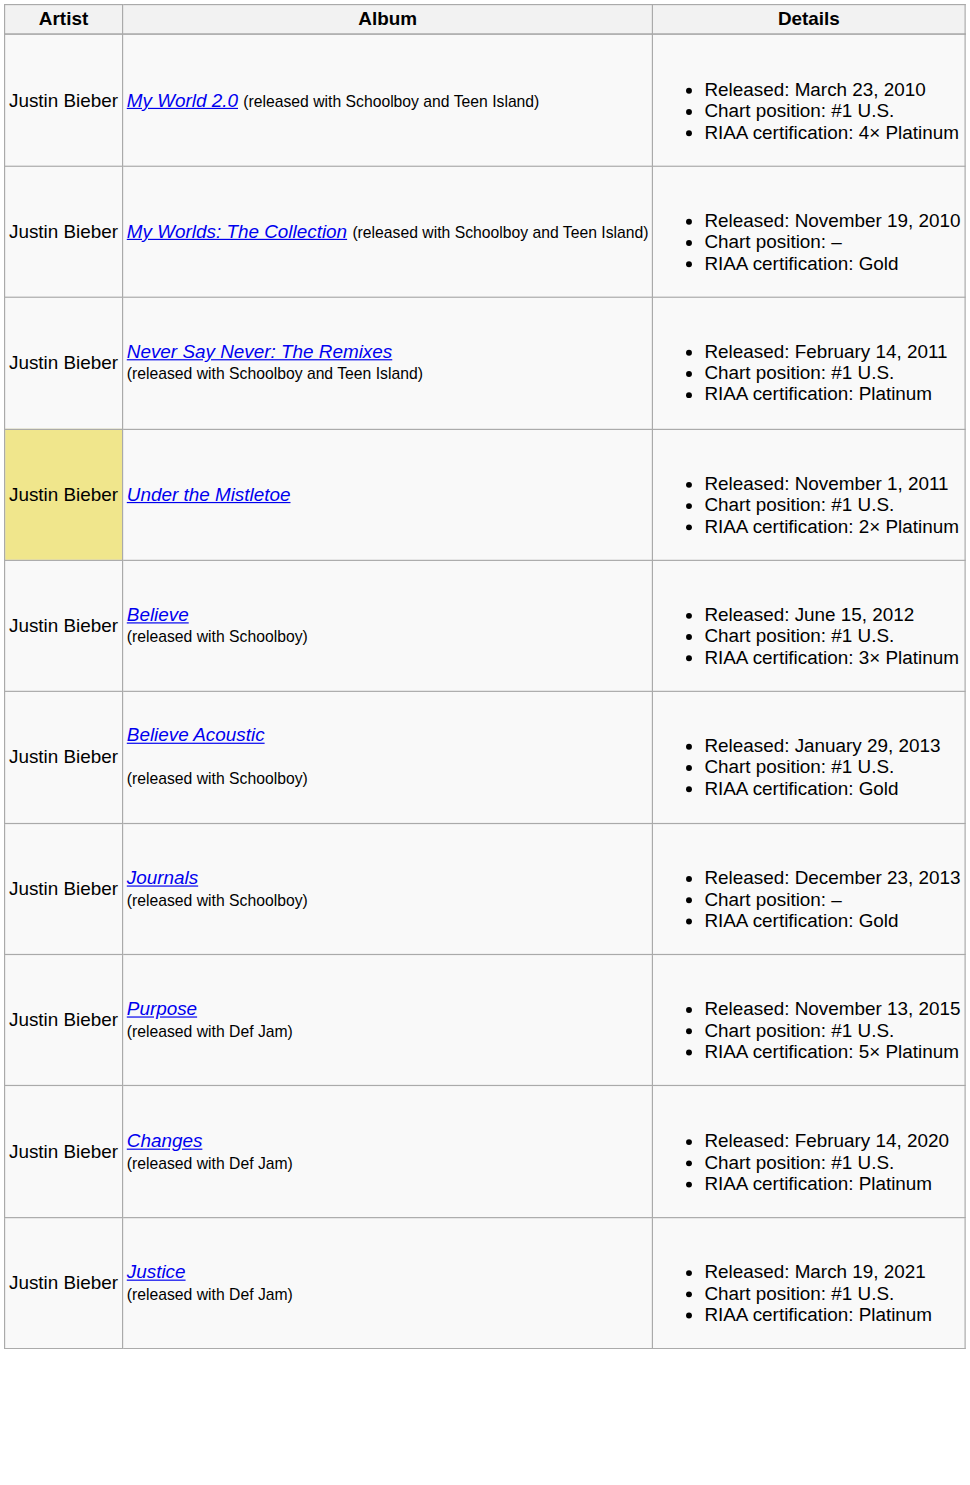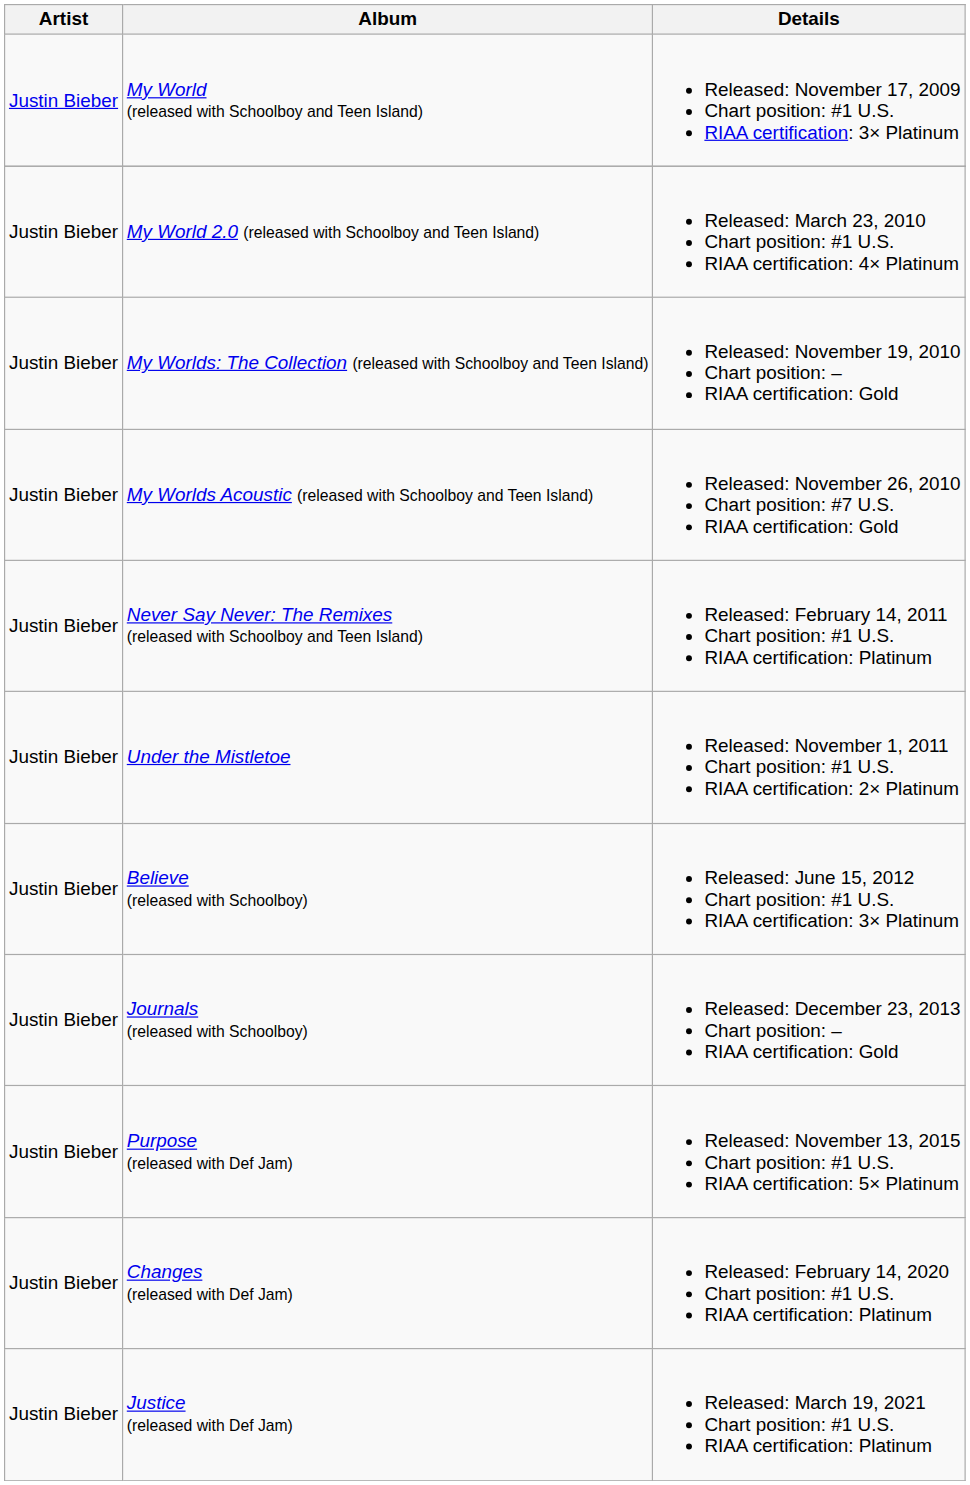+ row: (275, 100)
+ row: (360, 494)
(64, 494) khaki background -> (64, 757) no background
- row: (217, 757)
